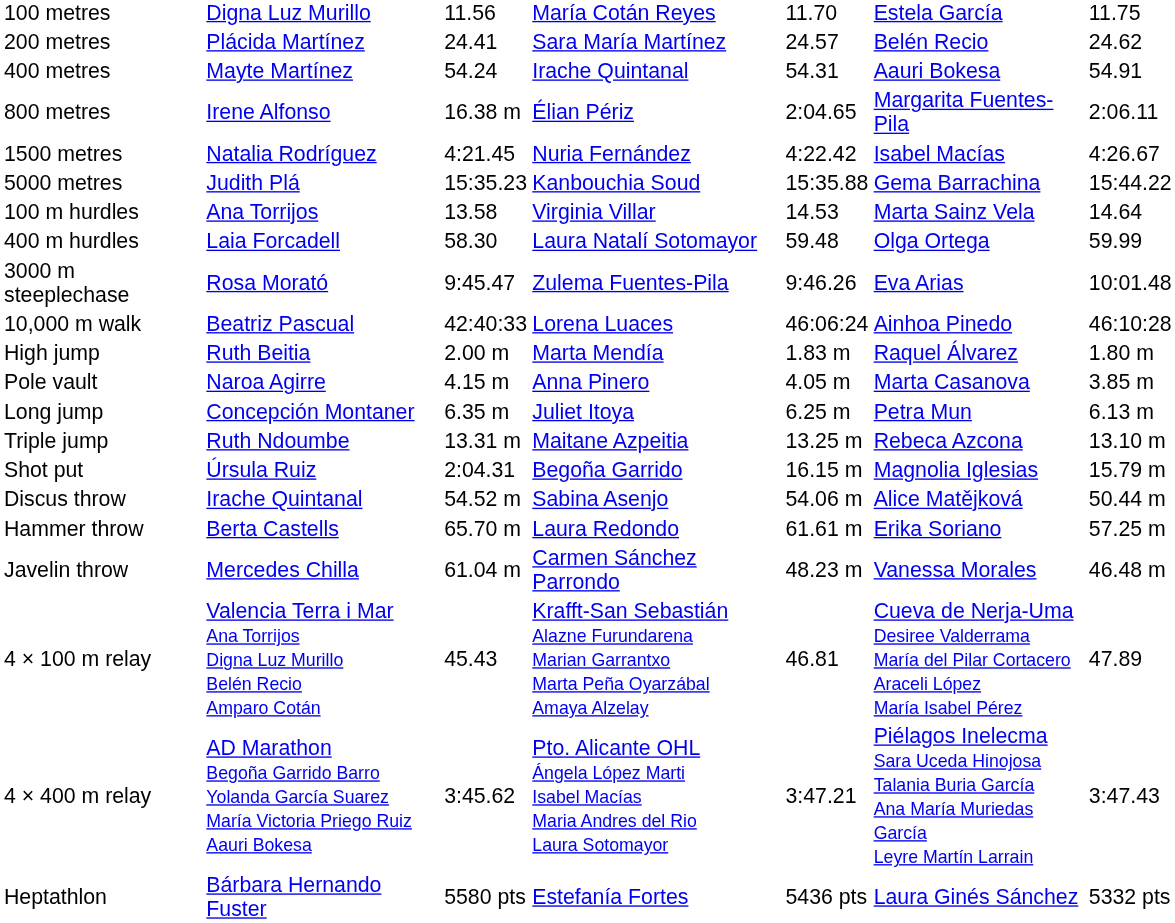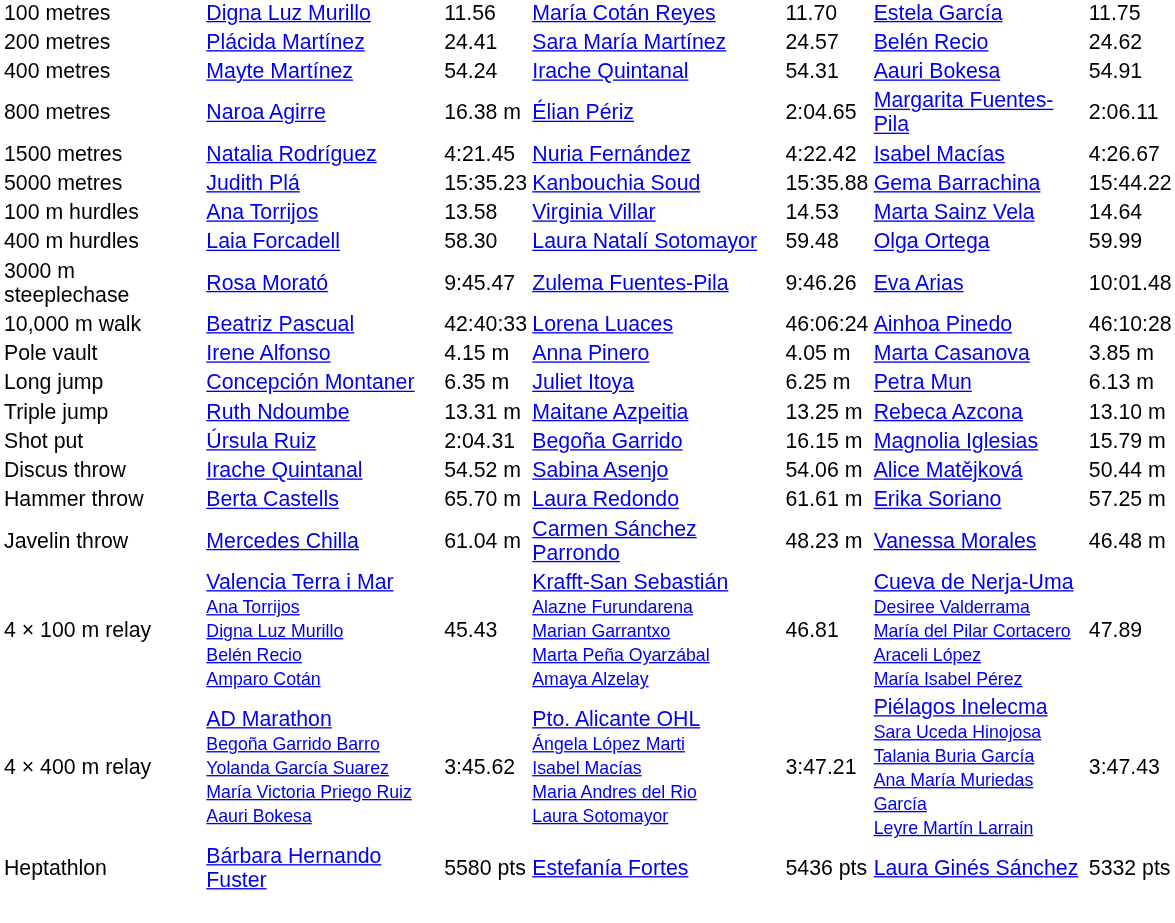(268, 112) Irene Alfonso -> (266, 112) Naroa Agirre
- row: (52, 353)
(266, 382) Naroa Agirre -> (268, 353) Irene Alfonso
